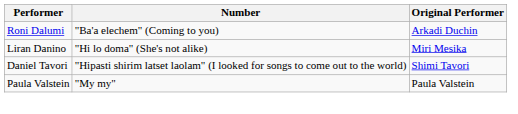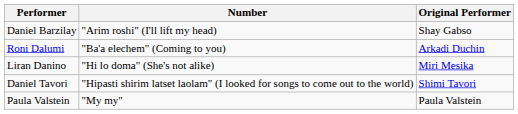+ row: (42, 30)
